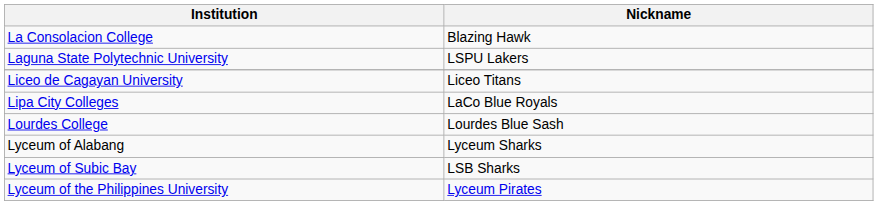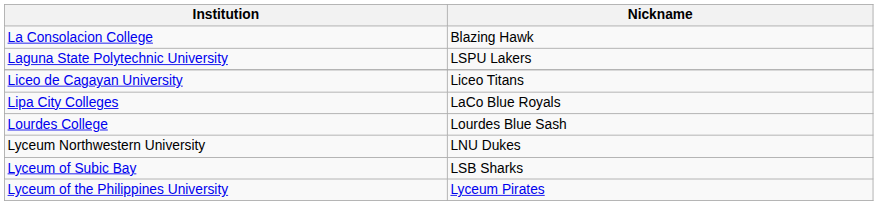+ row: (106, 146)
- row: (66, 146)
